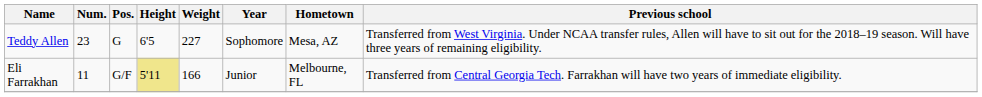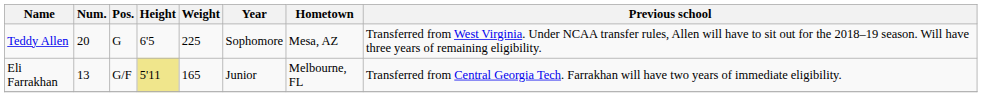(83, 41) 23 -> (83, 41) 20
(191, 41) 227 -> (191, 41) 225
(83, 75) 11 -> (83, 75) 13
(191, 75) 166 -> (191, 75) 165
